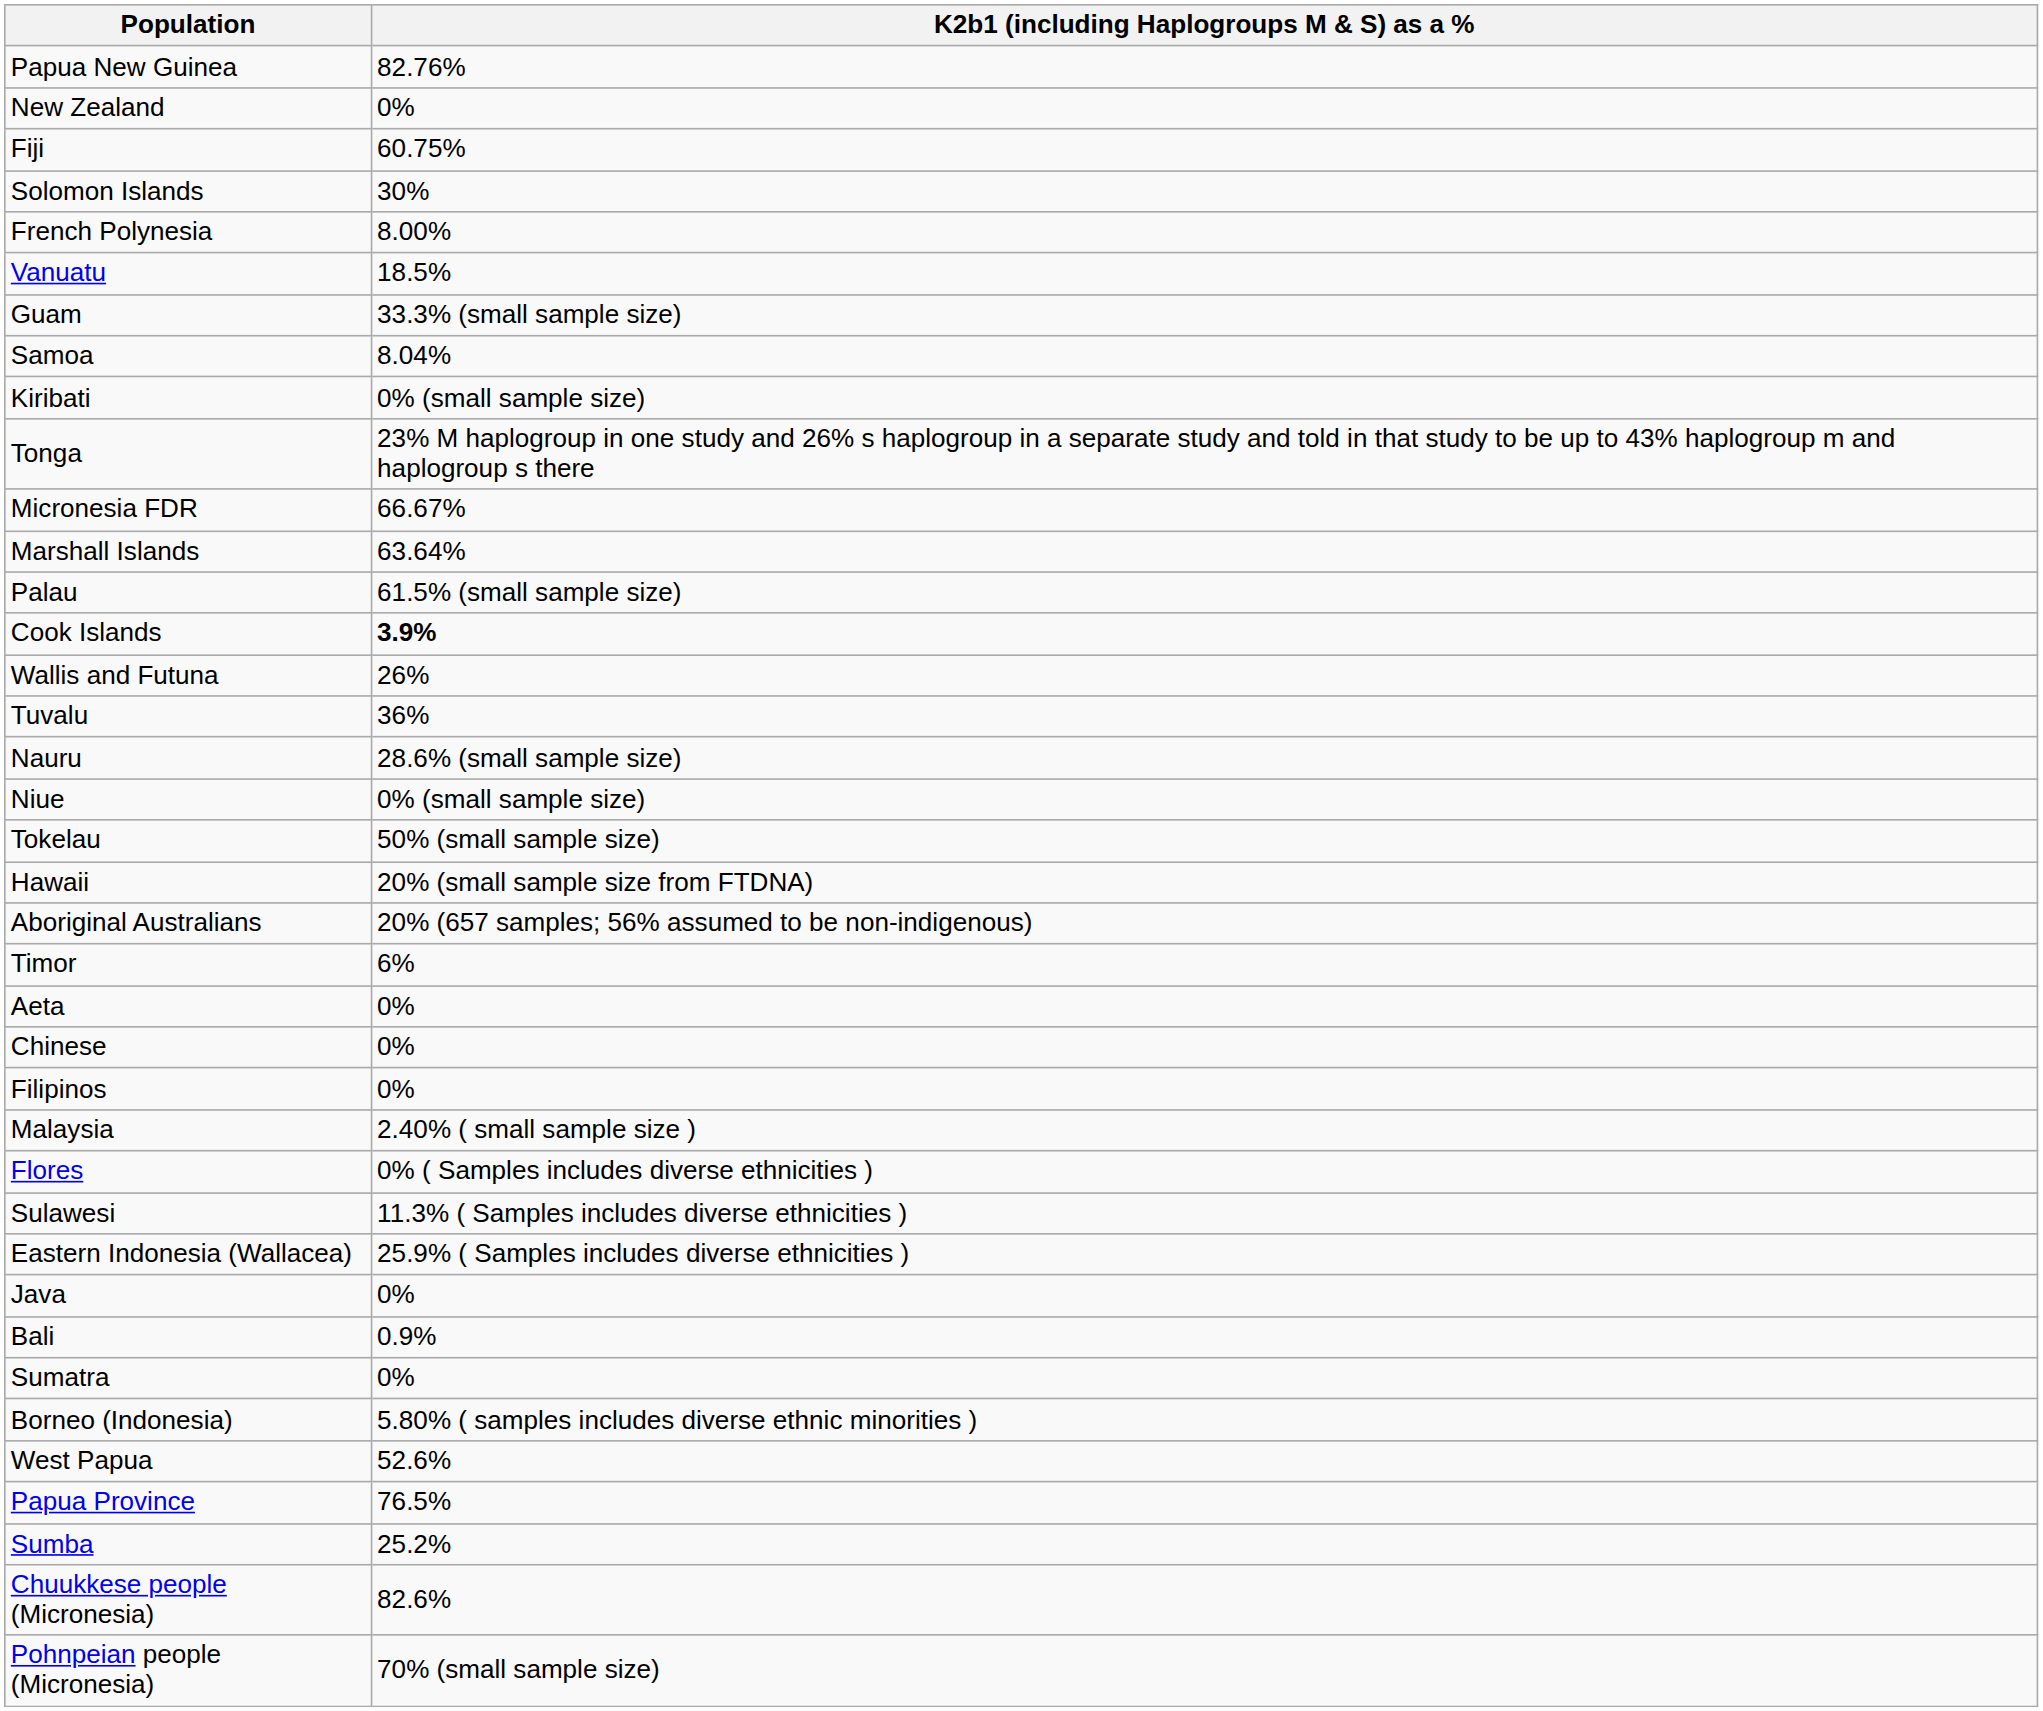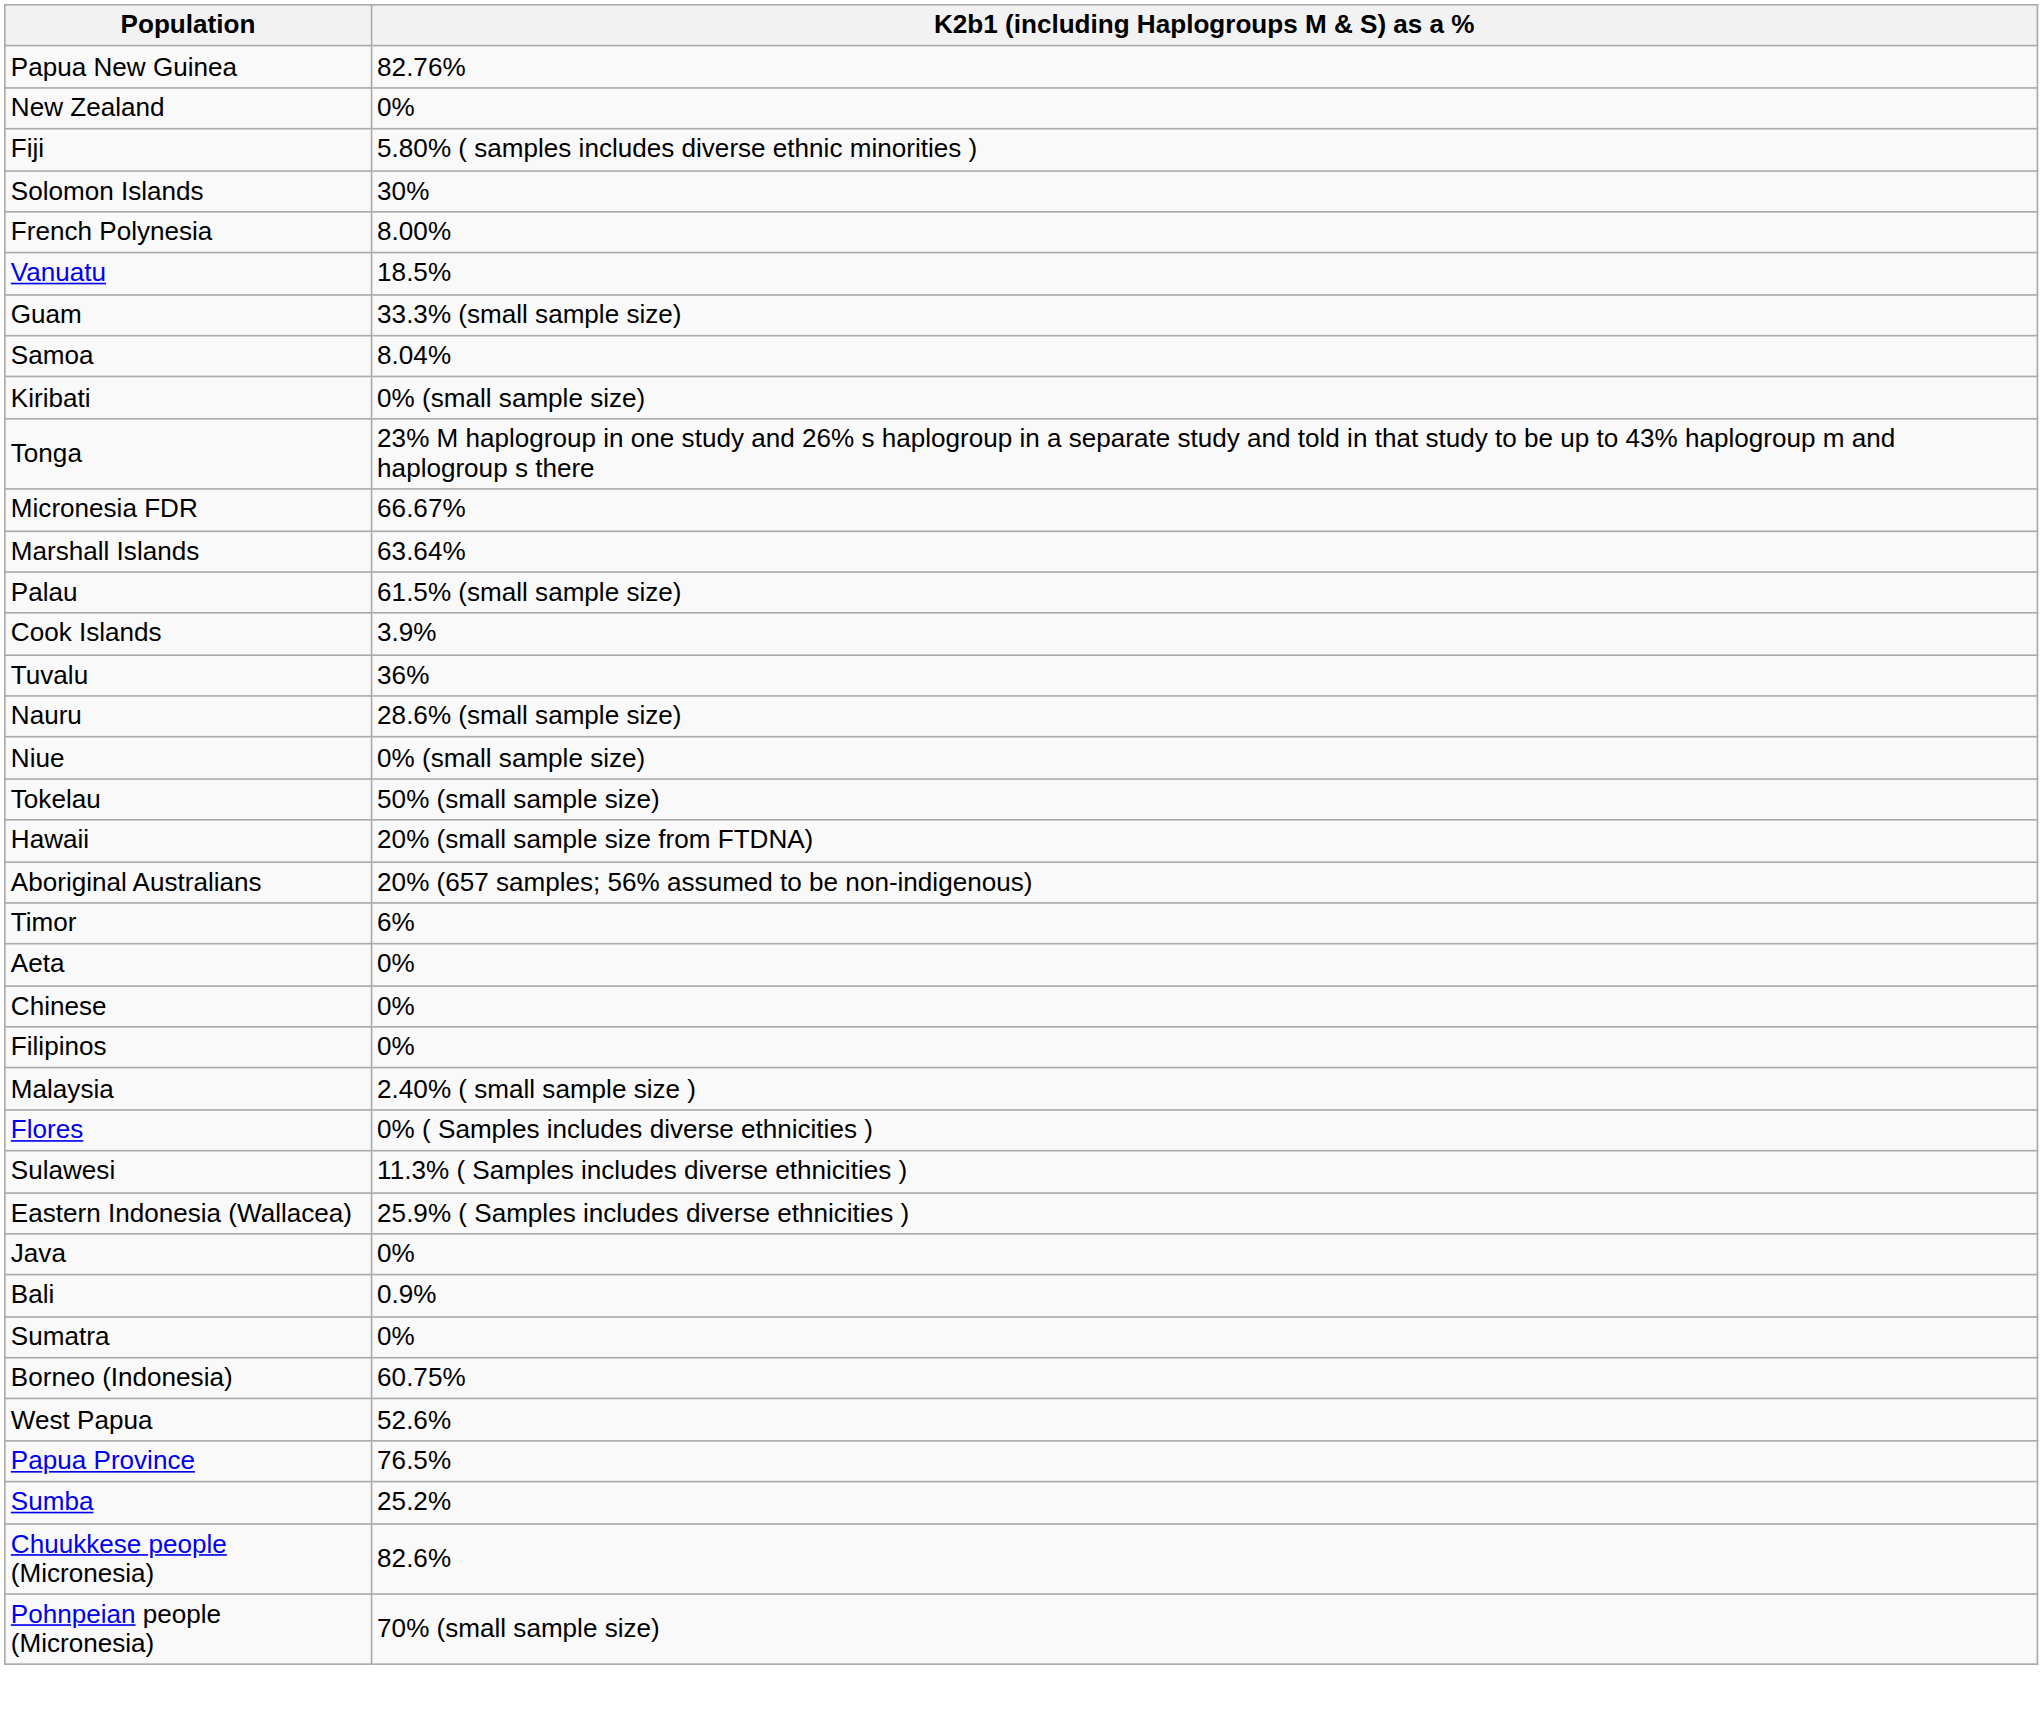(421, 149) 60.75% -> (677, 149) 5.80% ( samples includes diverse ethnic minorities )
(407, 633) bold -> (407, 633) normal
- row: (115, 674)
(677, 1419) 5.80% ( samples includes diverse ethnic minorities ) -> (421, 1378) 60.75%
